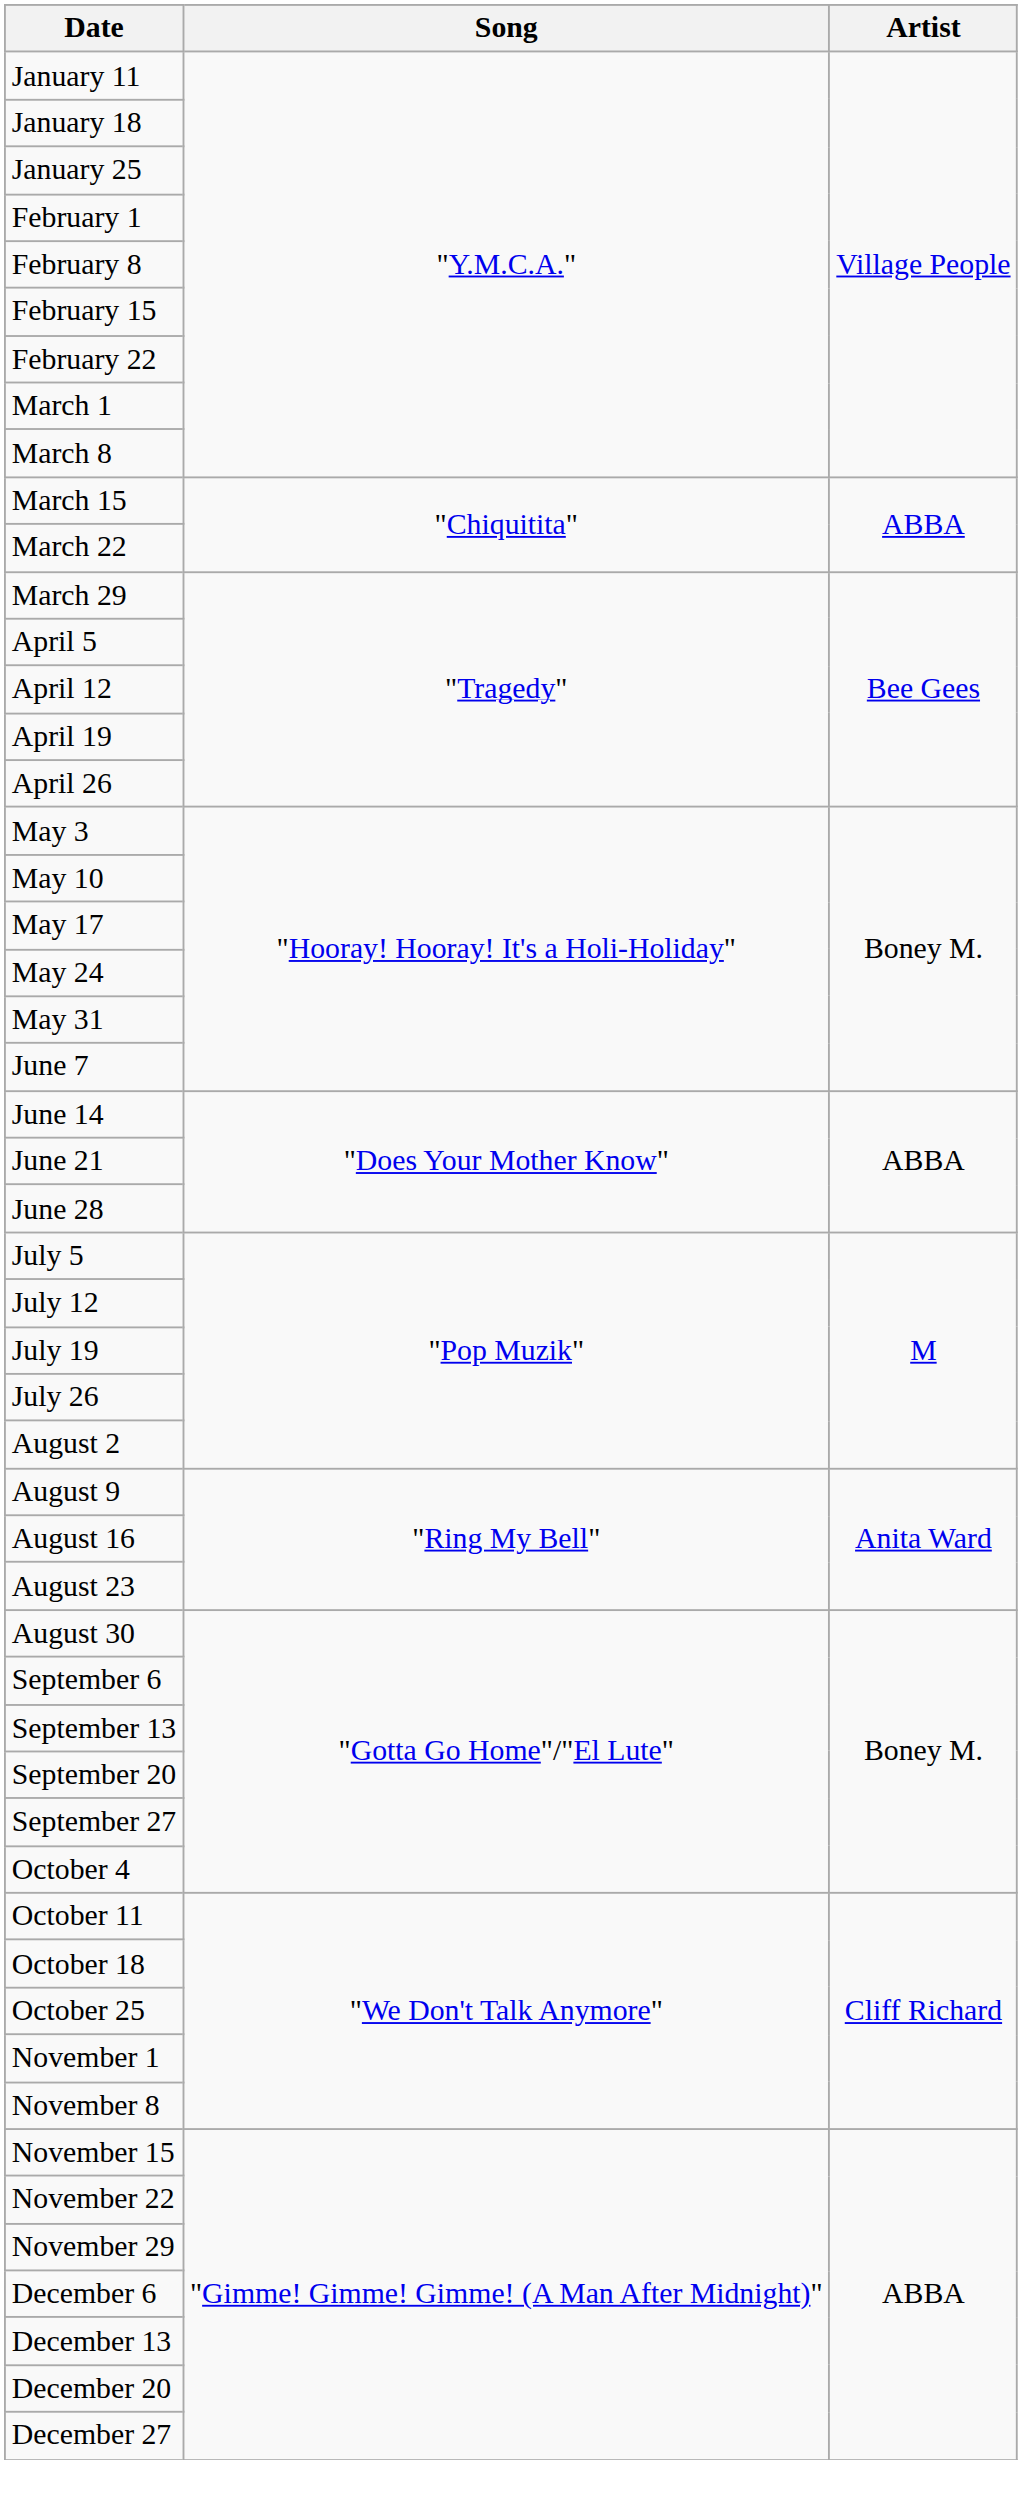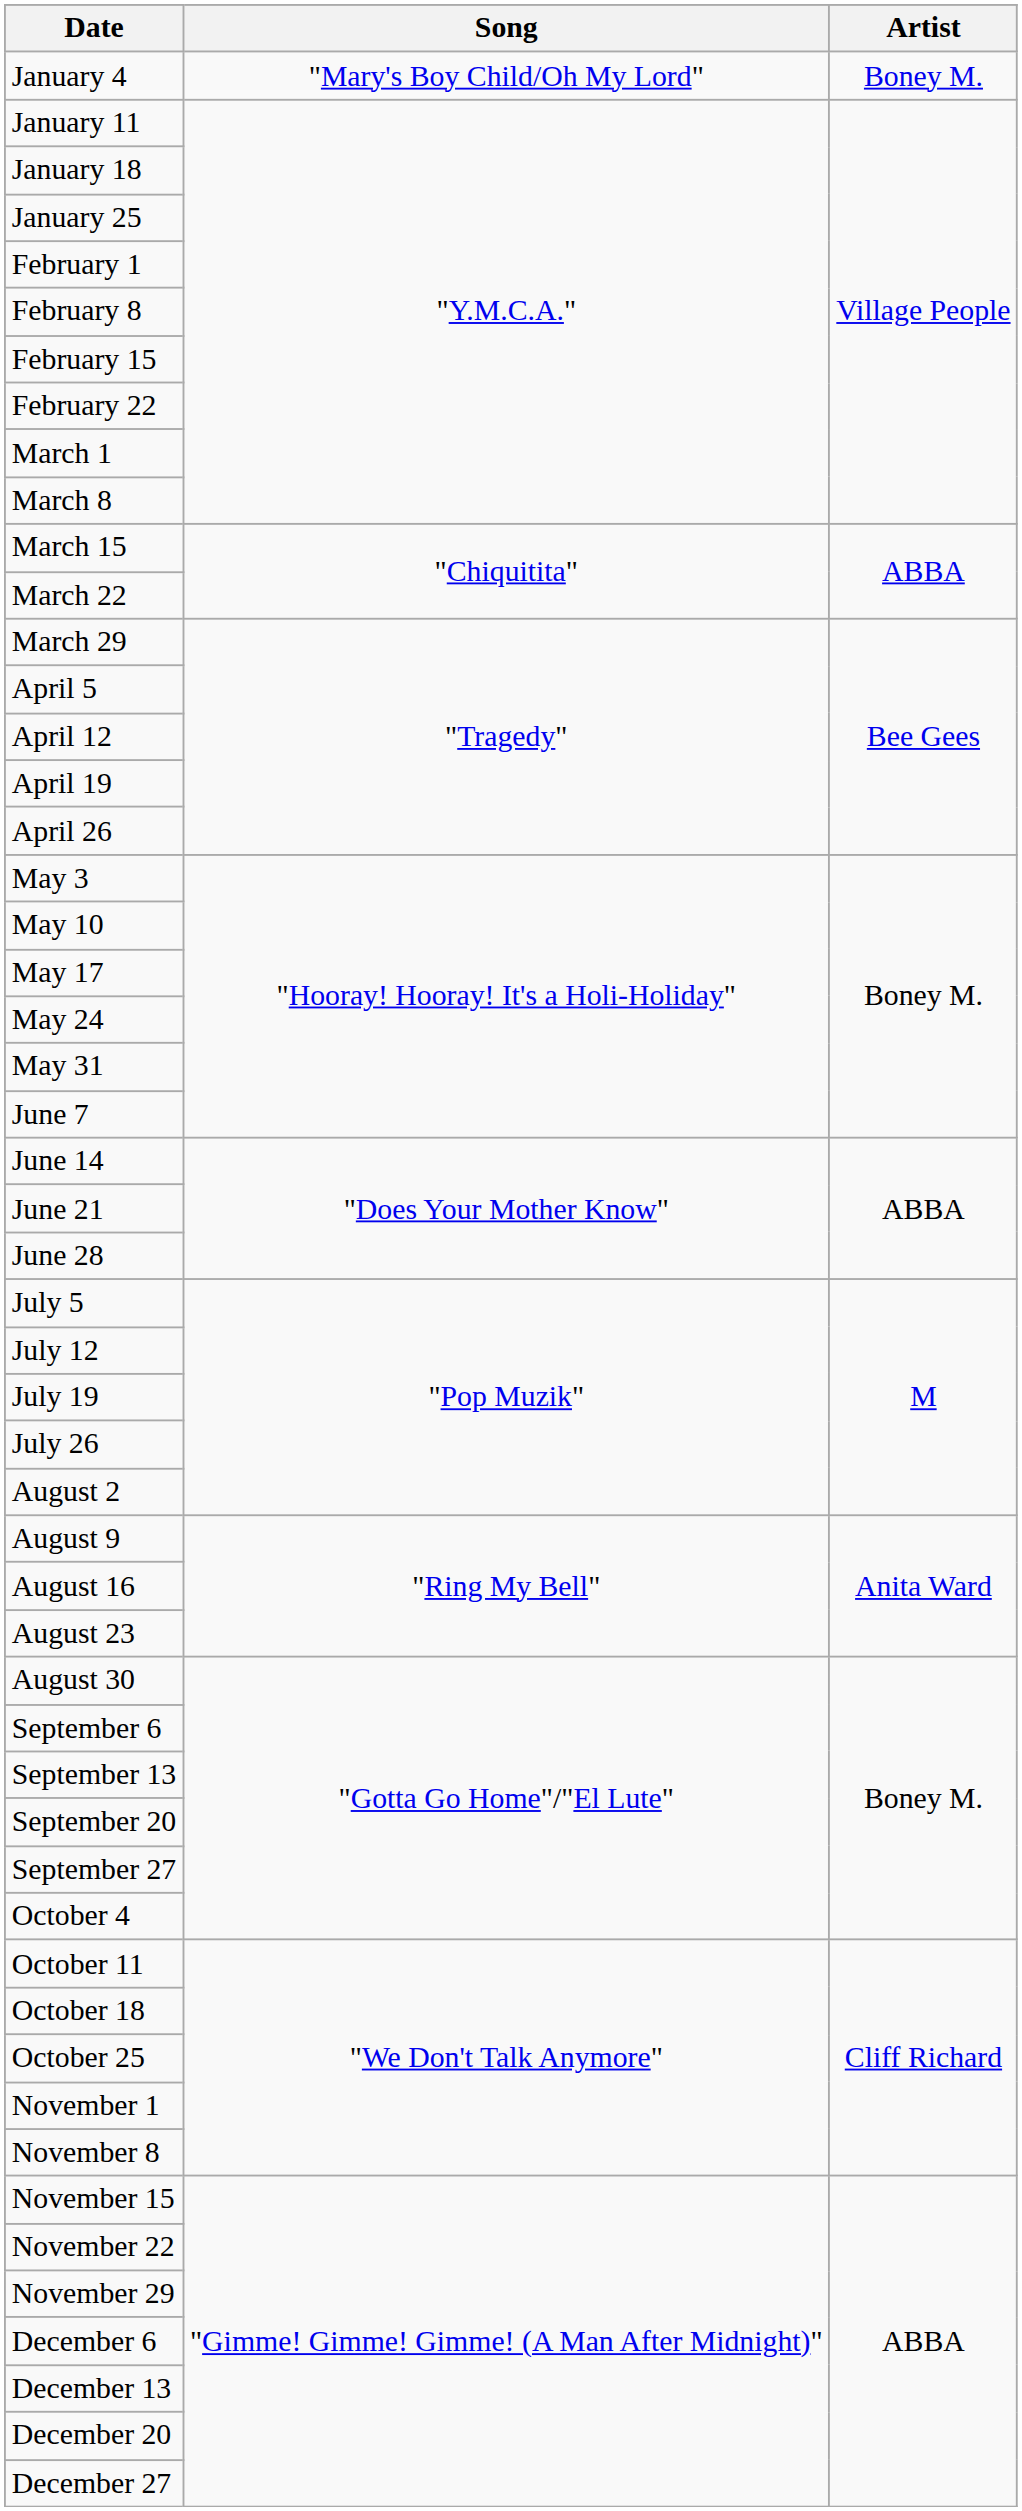+ row: (69, 75)
